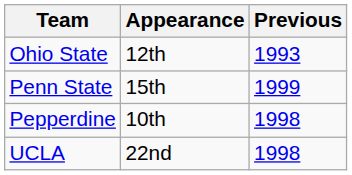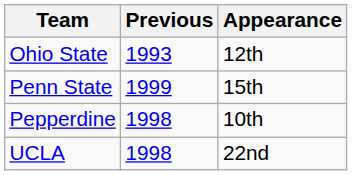columns swapped: (185, 20) <-> (298, 20)
